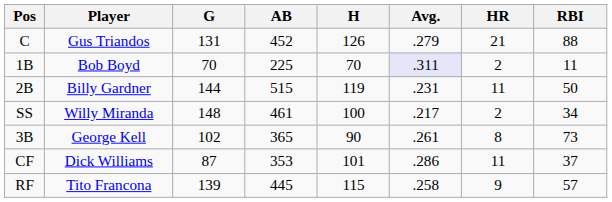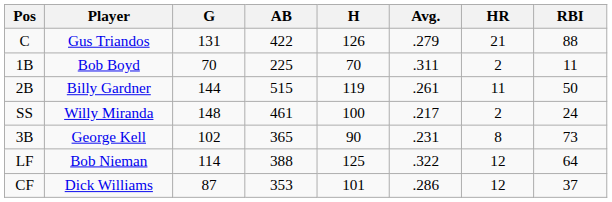(281, 40) 452 -> (281, 40) 422
(426, 64) lavender background -> (426, 64) no background
(426, 88) .231 -> (426, 88) .261
(570, 112) 34 -> (570, 112) 24
(426, 137) .261 -> (426, 137) .231
+ row: (25, 161)
(498, 161) 11 -> (498, 185) 12
- row: (25, 185)
